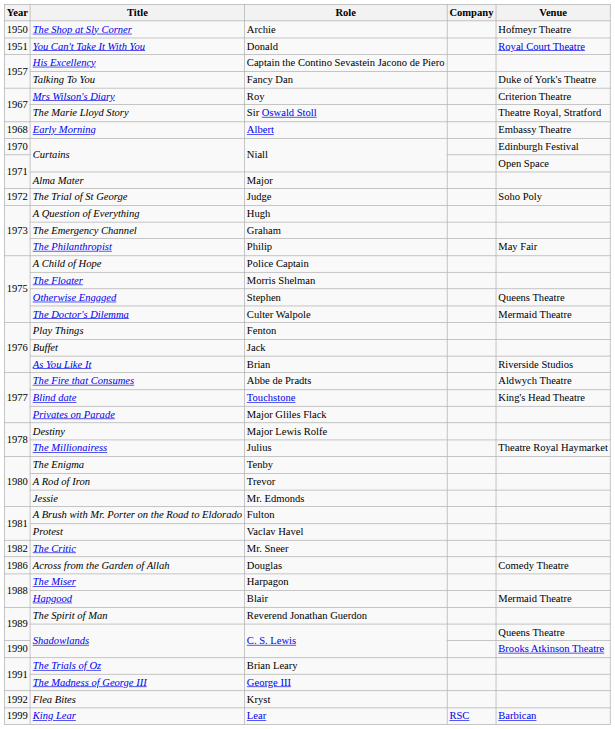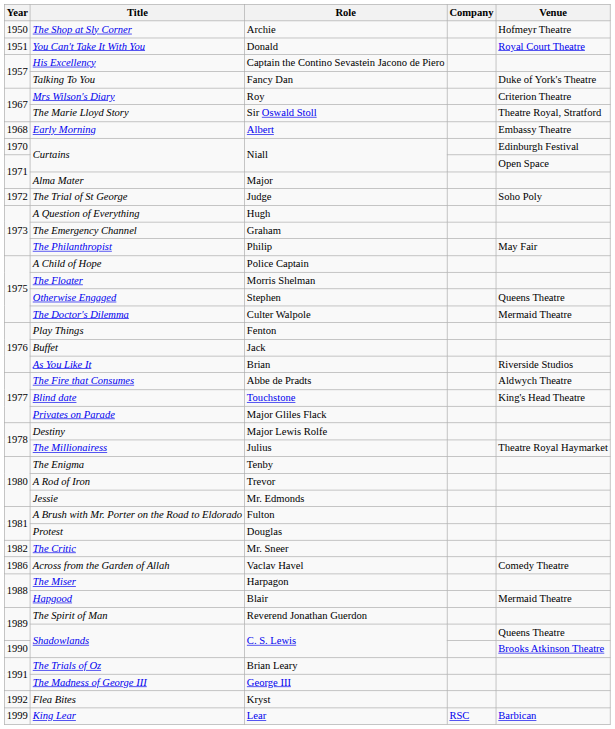(275, 532) Vaclav Havel -> (264, 532) Douglas
(264, 565) Douglas -> (275, 565) Vaclav Havel
